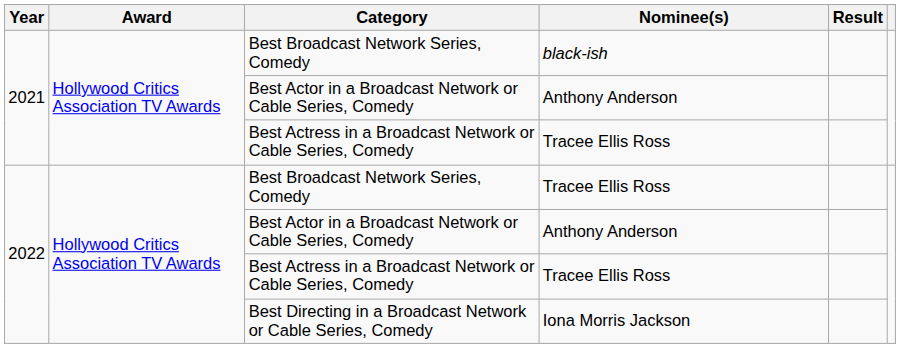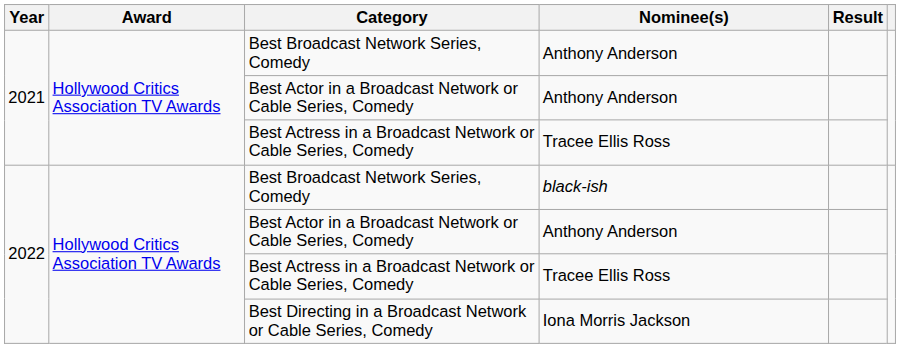(575, 52) black-ish -> (610, 52) Anthony Anderson
(607, 187) Tracee Ellis Ross -> (575, 187) black-ish
